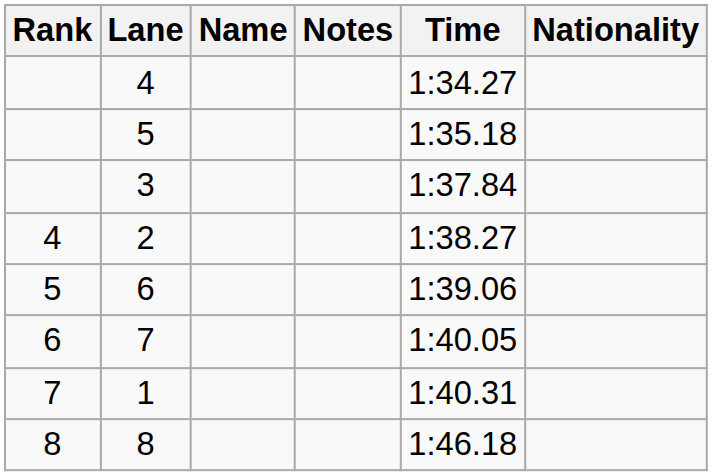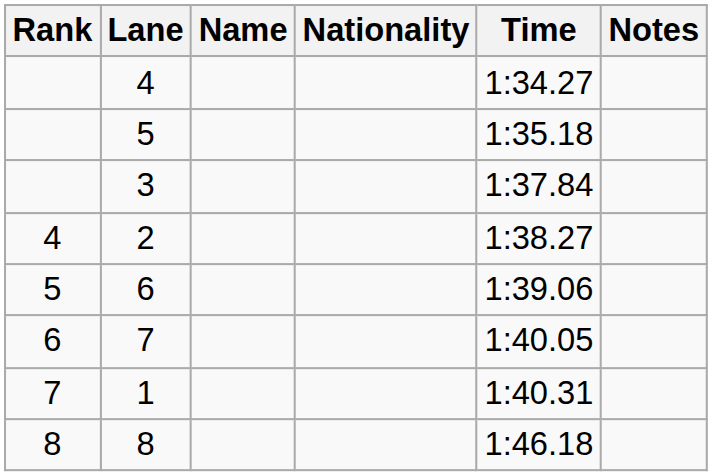columns swapped: (616, 30) <-> (348, 30)
